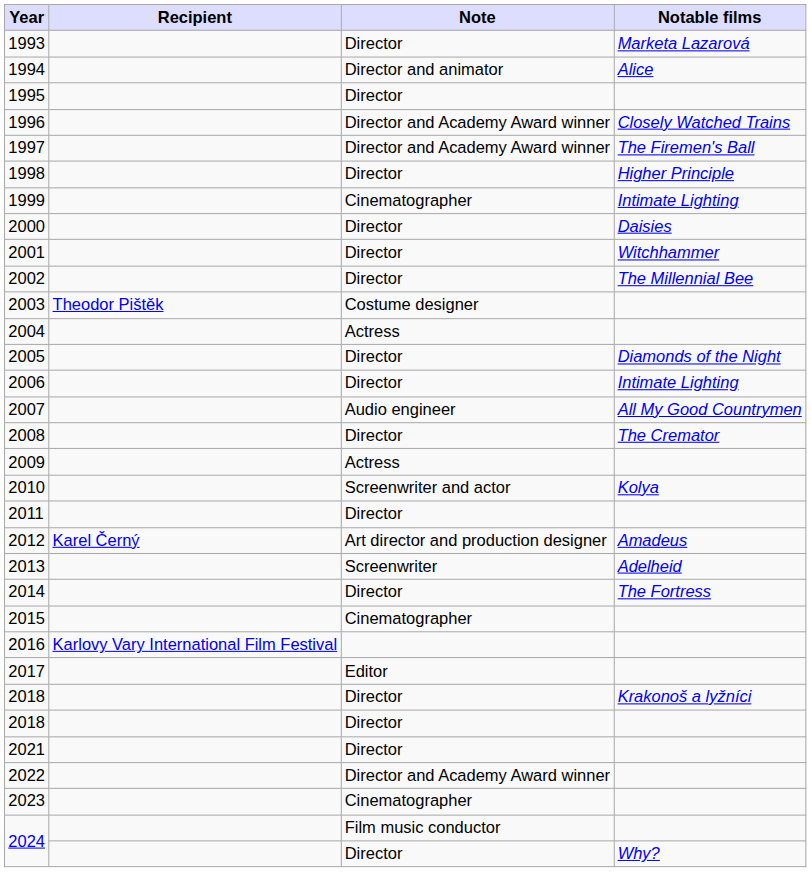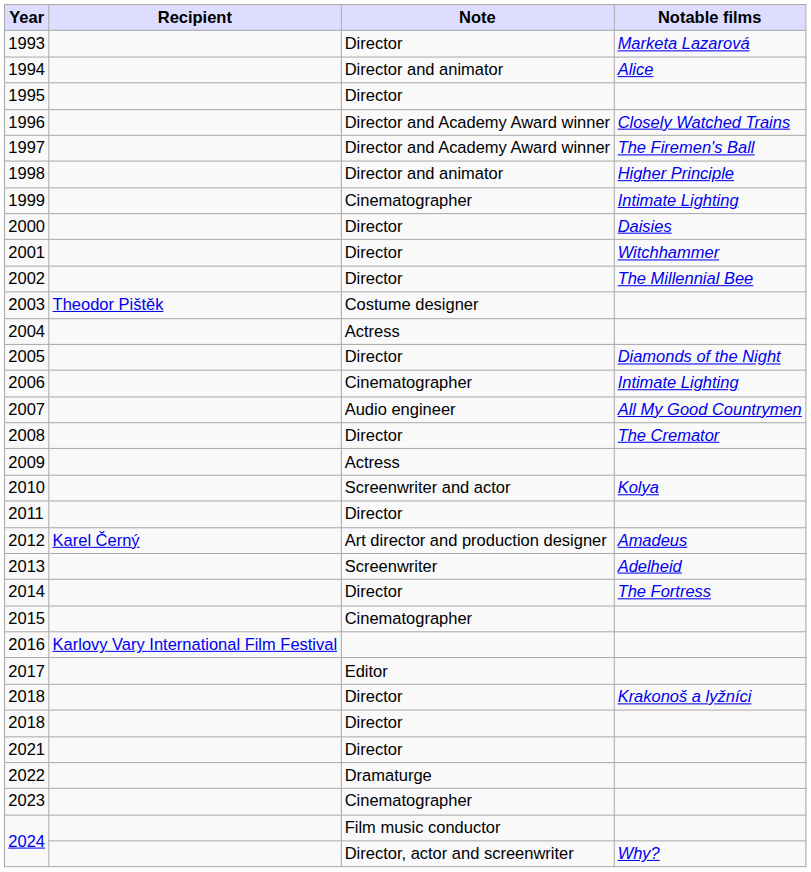(374, 174) Director -> (424, 174) Director and animator
(374, 383) Director -> (408, 383) Cinematographer
(477, 775) Director and Academy Award winner -> (388, 775) Dramaturge
(374, 853) Director -> (459, 853) Director, actor and screenwriter
